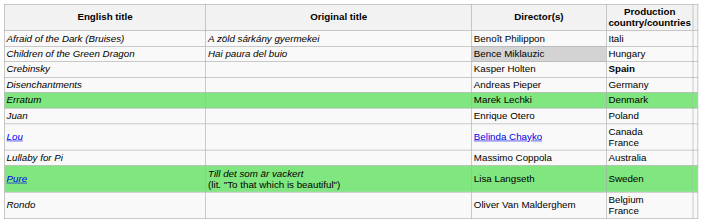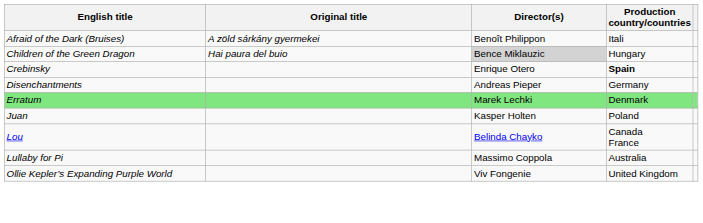(505, 69) Kasper Holten -> (504, 69) Enrique Otero
(504, 116) Enrique Otero -> (505, 116) Kasper Holten
+ row: (89, 173)
- row: (17, 178)
- row: (21, 205)
